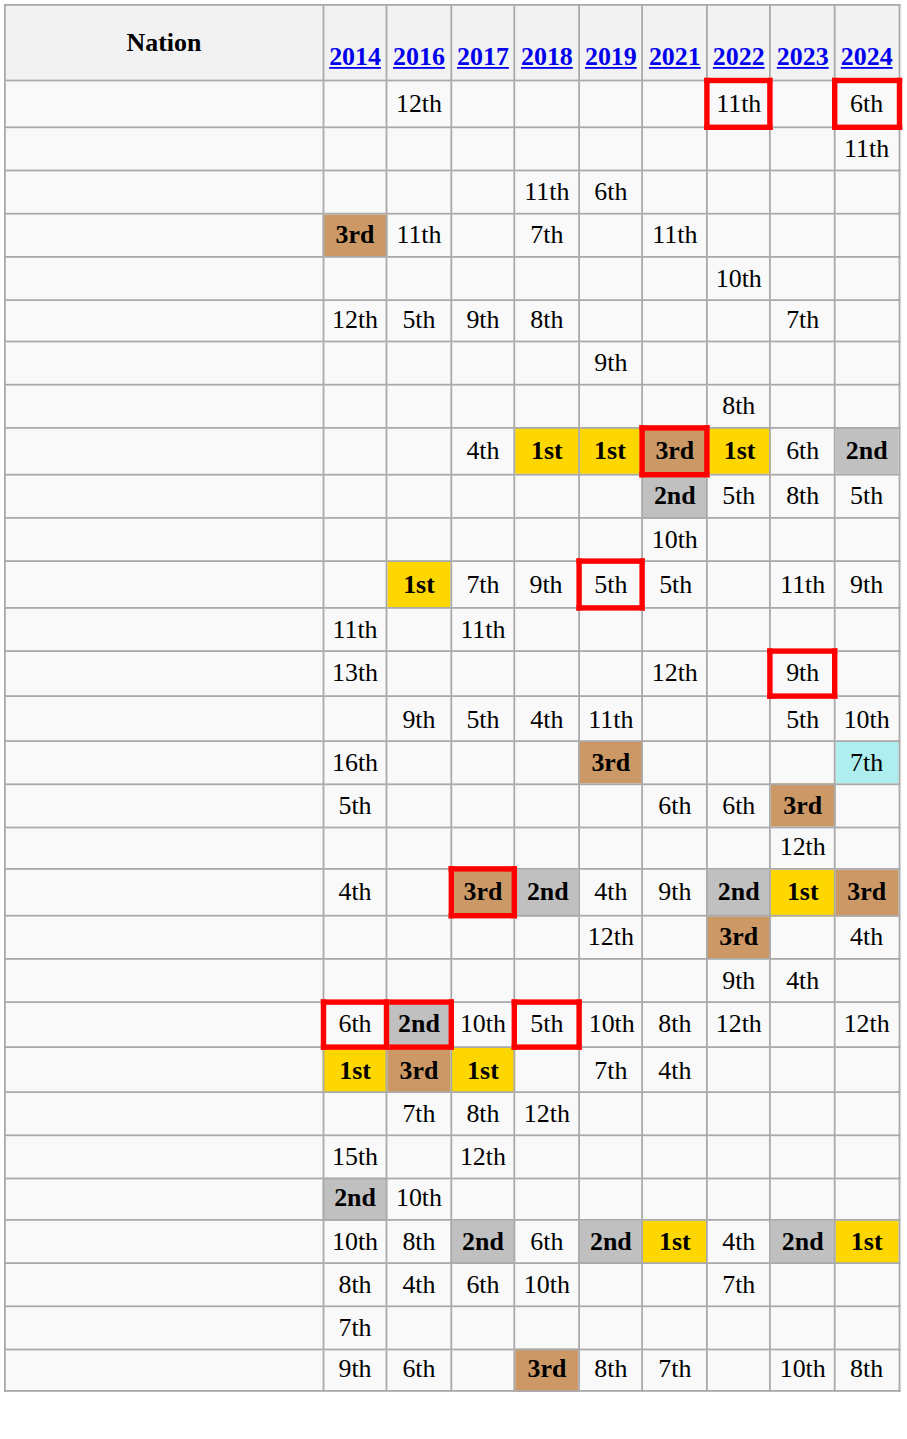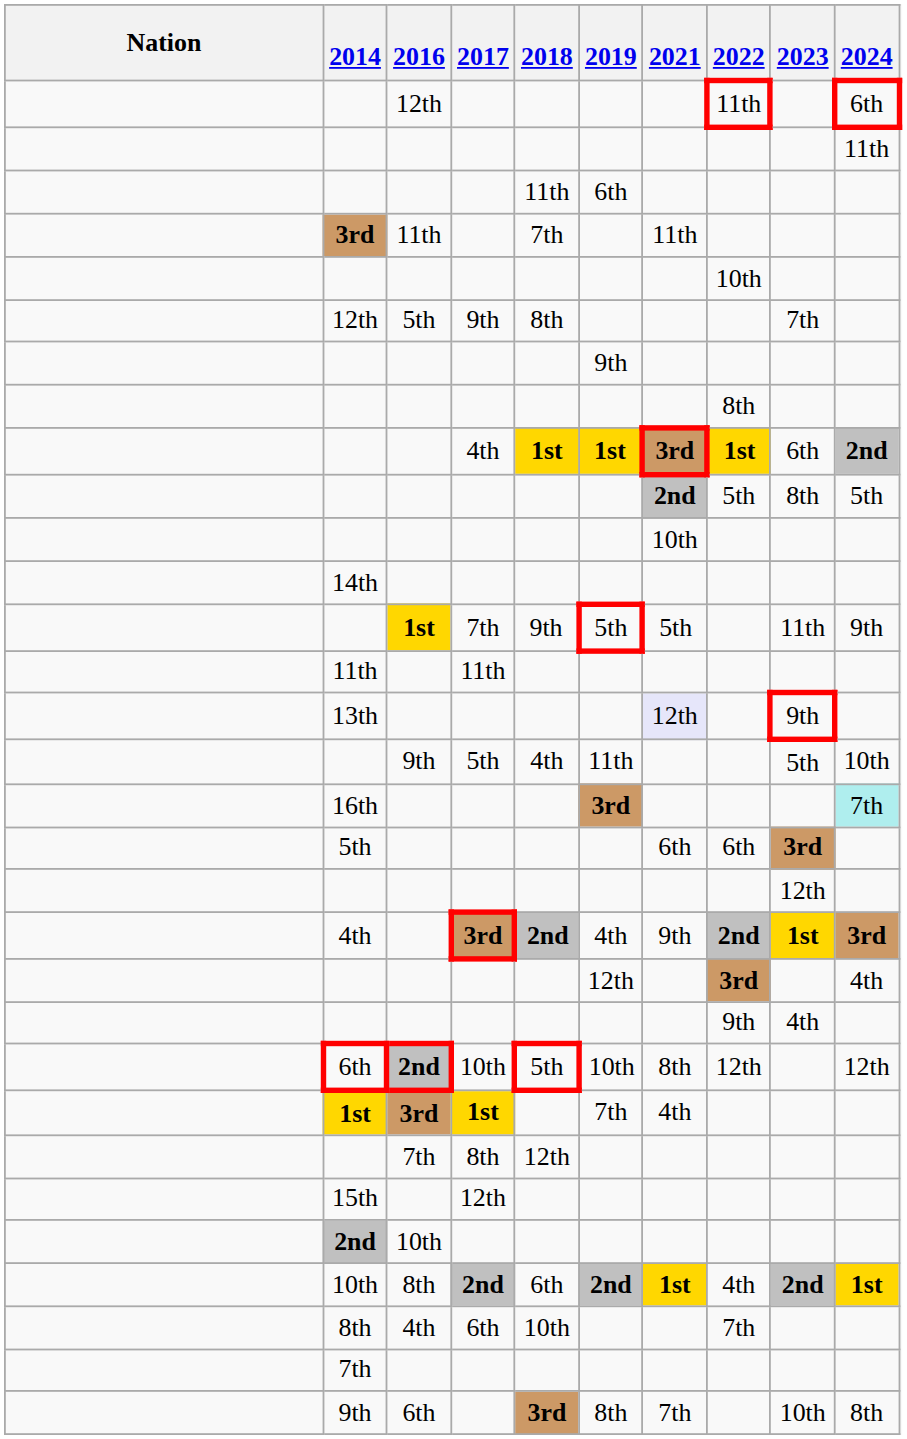+ row: (355, 582)
(675, 673) no background -> (675, 716) lavender background
